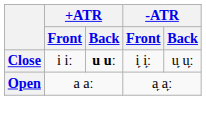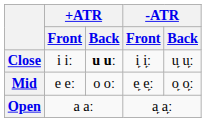+ row: (24, 83)
